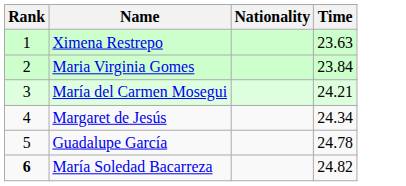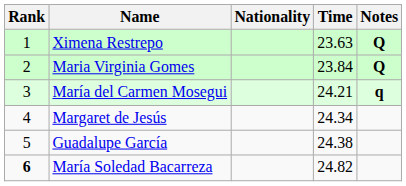+ column: (379, 17)
(335, 142) 24.78 -> (335, 142) 24.38
